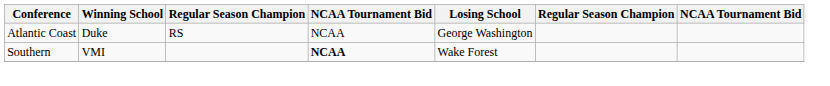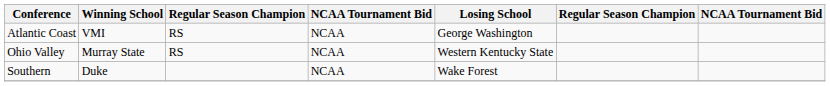(95, 33) Duke -> (93, 33) VMI
+ row: (36, 52)
(93, 52) VMI -> (95, 71) Duke
(328, 52) bold -> (328, 71) normal
